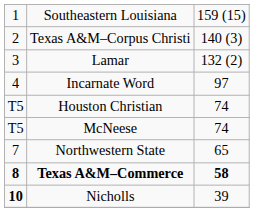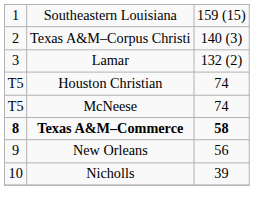- row: (110, 83)
- row: (110, 151)
+ row: (110, 151)
(16, 196) bold -> (16, 173) normal
